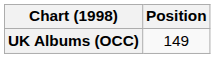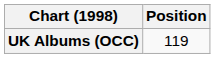(176, 41) 149 -> (176, 41) 119
